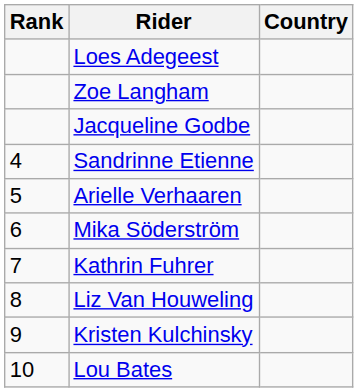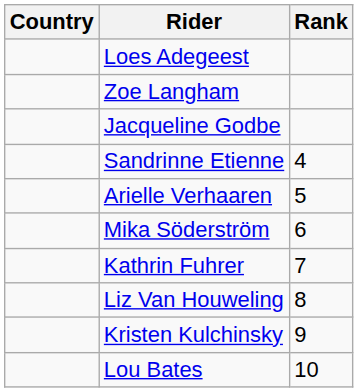columns swapped: (37, 21) <-> (306, 21)
